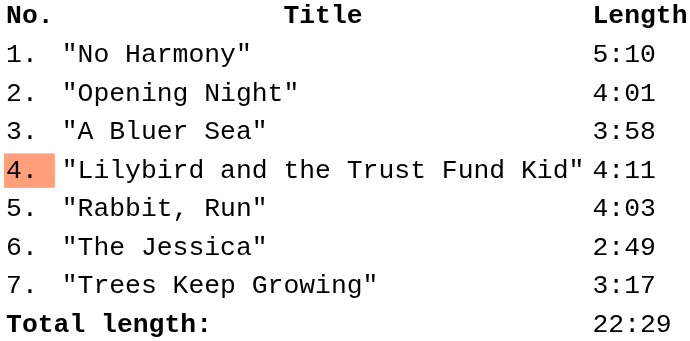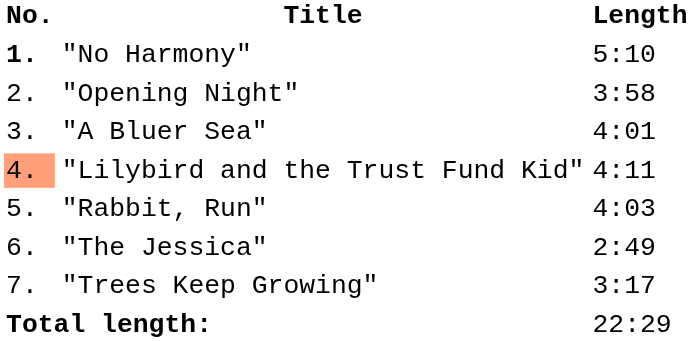(22, 55) normal -> (22, 55) bold
(624, 93) 4:01 -> (624, 93) 3:58
(624, 132) 3:58 -> (624, 132) 4:01
